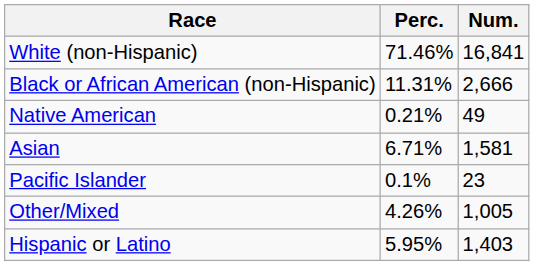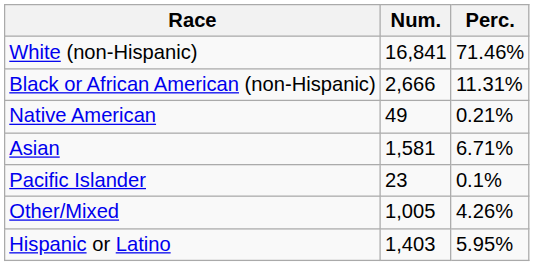columns swapped: (493, 20) <-> (419, 20)
